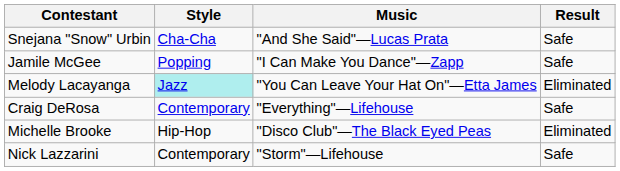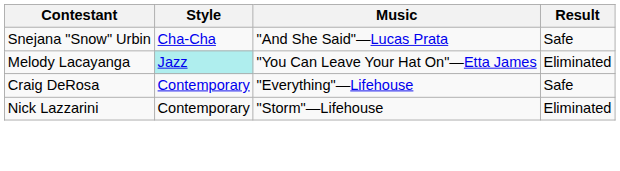- row: (54, 62)
- row: (60, 131)
(558, 154) Safe -> (577, 108) Eliminated
